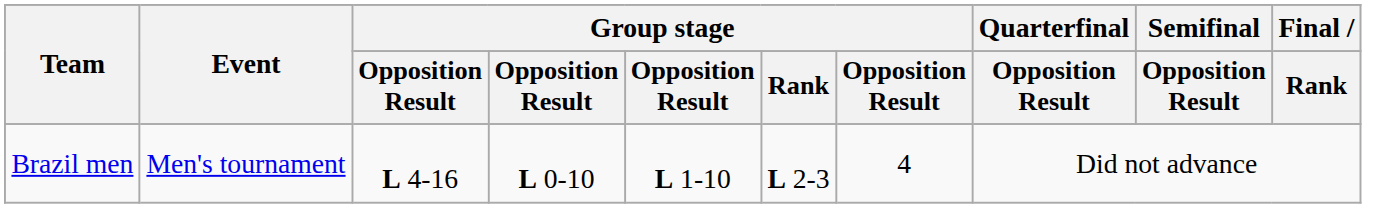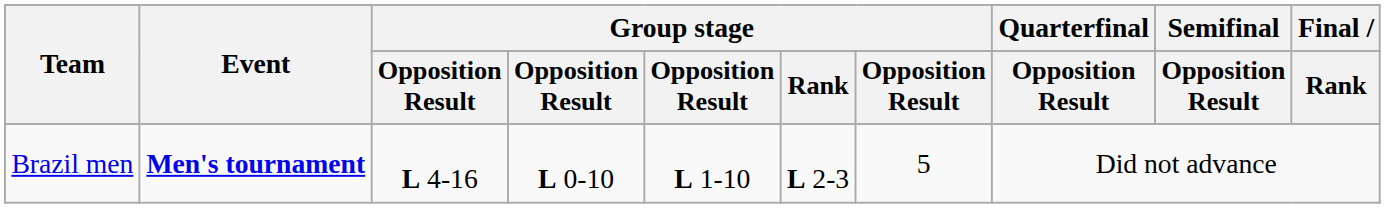(246, 163) normal -> (256, 163) bold
(904, 163) 4 -> (924, 163) 5
